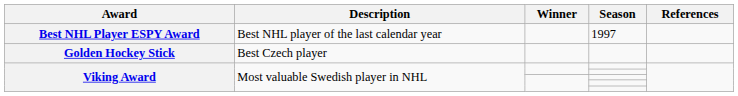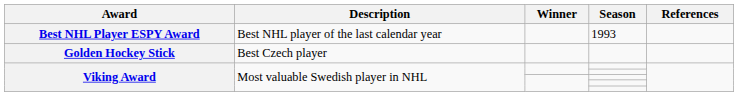(604, 33) 1997 -> (604, 33) 1993
